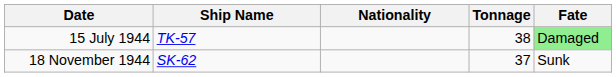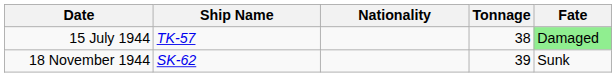(523, 60) 37 -> (523, 60) 39
